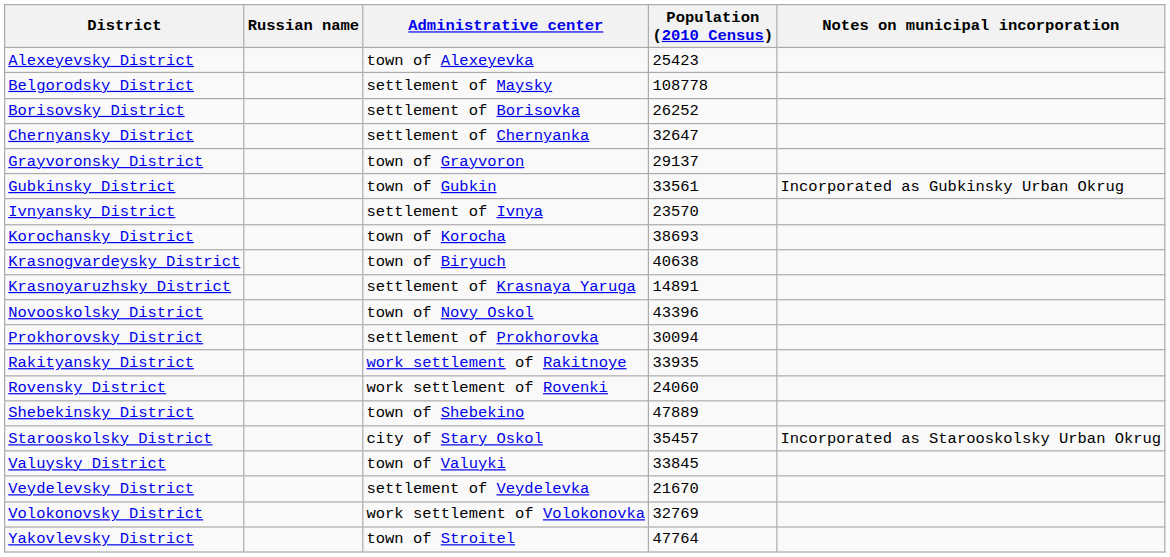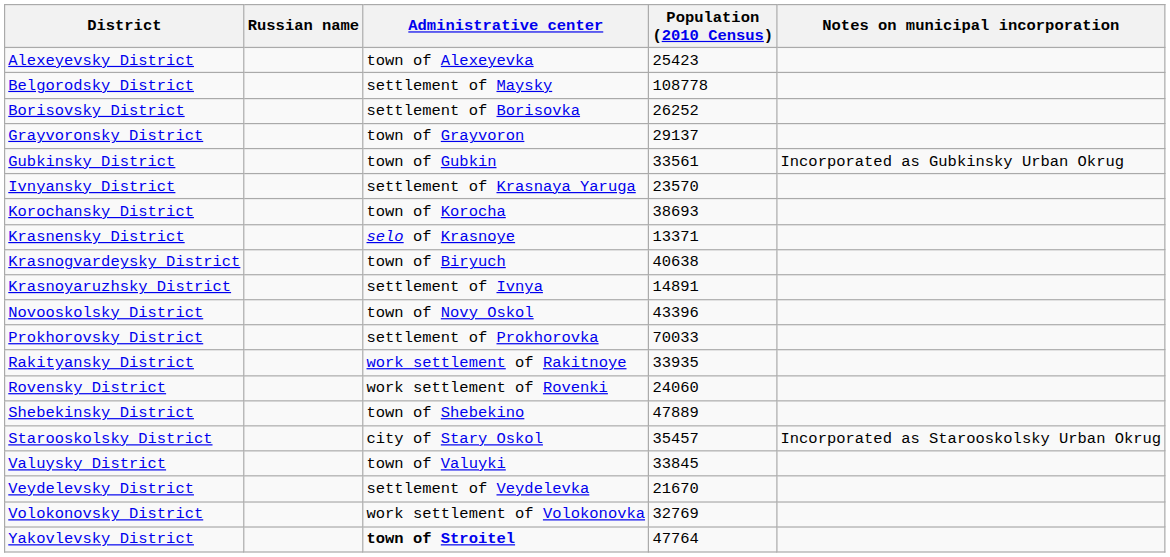- row: (101, 136)
(455, 212) settlement of Ivnya -> (501, 186) settlement of Krasnaya Yaruga
+ row: (96, 237)
(501, 287) settlement of Krasnaya Yaruga -> (455, 287) settlement of Ivnya
(676, 338) 30094 -> (676, 338) 70033
(441, 539) normal -> (441, 539) bold
